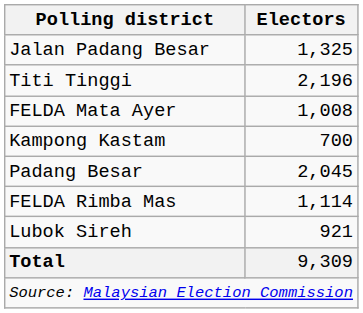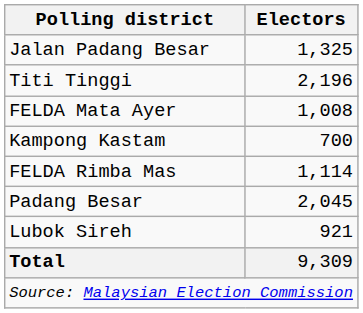rows swapped: (76, 171) <-> (93, 202)
